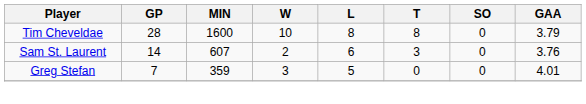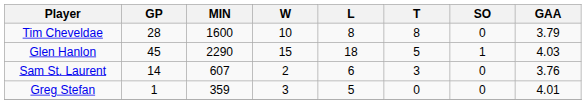+ row: (63, 52)
(154, 71) 7 -> (154, 90) 1
